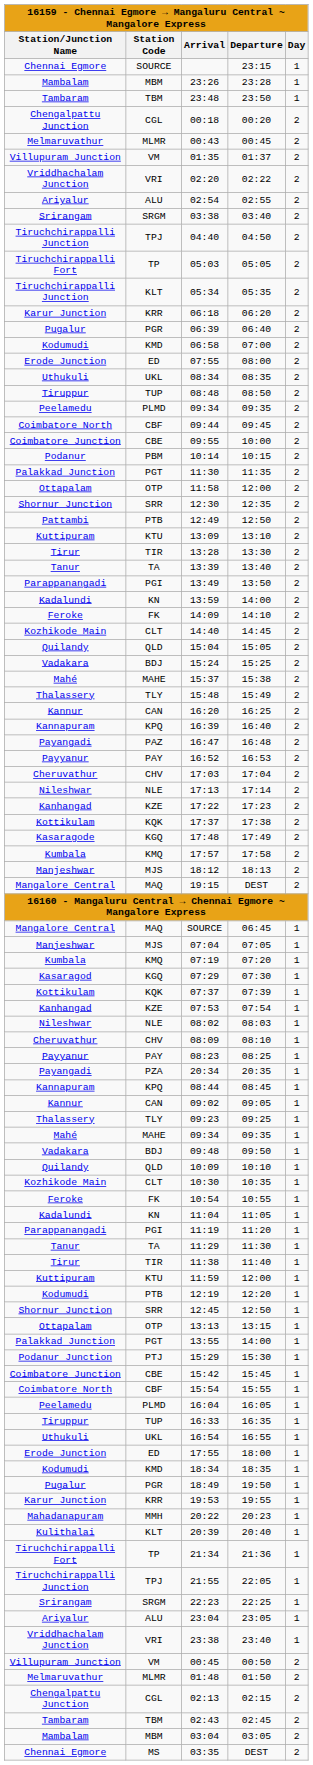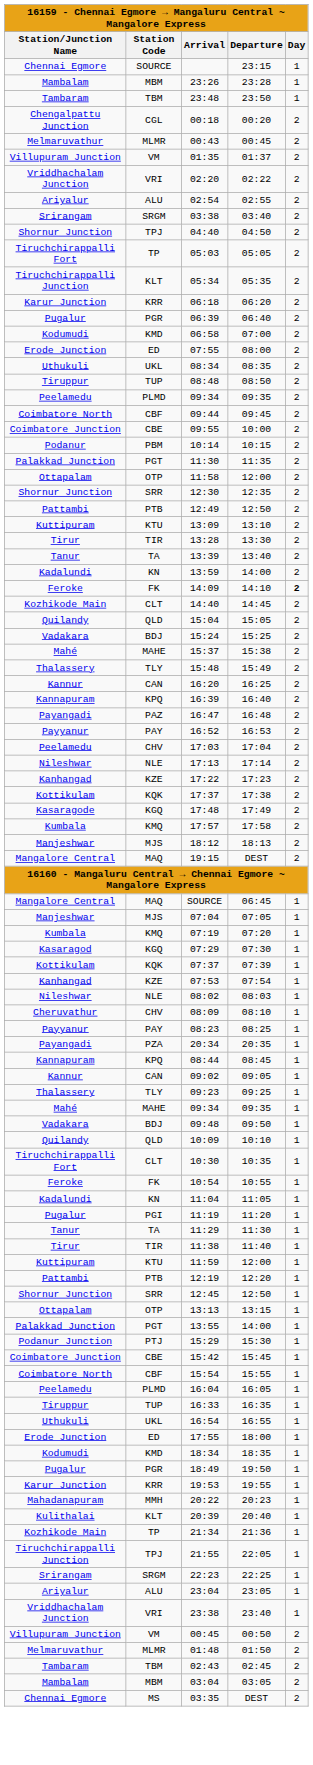(65, 238) Tiruchchirappalli Junction -> (65, 232) Shornur Junction
- row: (154, 584)
(297, 615) normal -> (297, 588) bold
(65, 774) Cheruvathur -> (65, 747) Peelamedu
(65, 1183) Kozhikode Main -> (65, 1161) Tiruchchirappalli Fort
(65, 1231) Parappanangadi -> (65, 1215) Pugalur
(65, 1294) Kodumudi -> (65, 1278) Pattambi
(65, 1554) Tiruchchirappalli Fort -> (65, 1532) Kozhikode Main
- row: (154, 1699)
